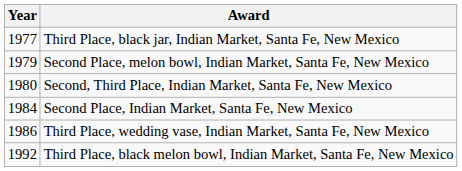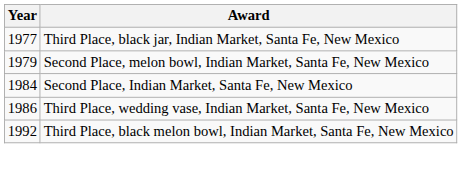- row: (218, 85)
